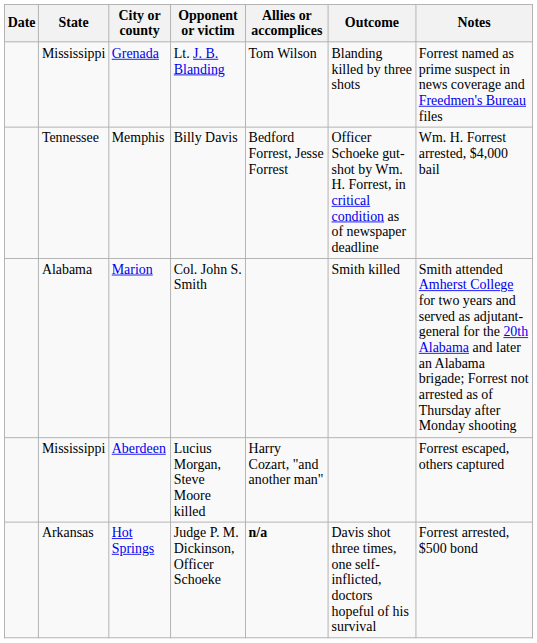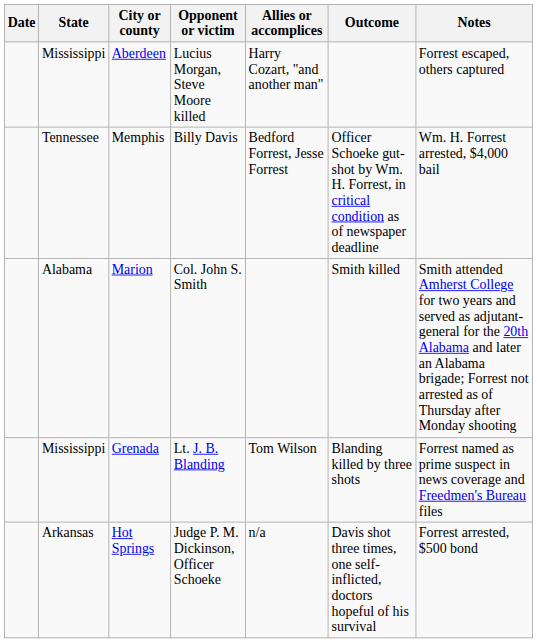rows swapped: (135, 53) <-> (139, 448)
(258, 533) bold -> (257, 533) normal
